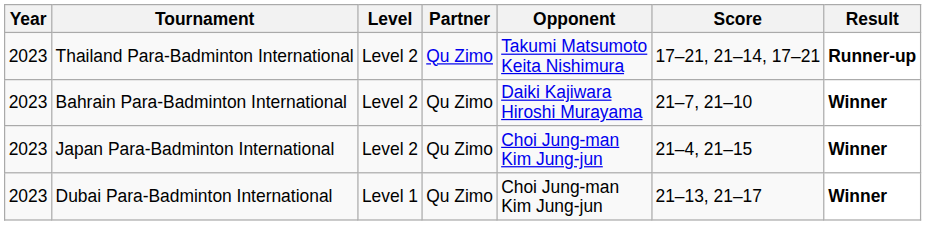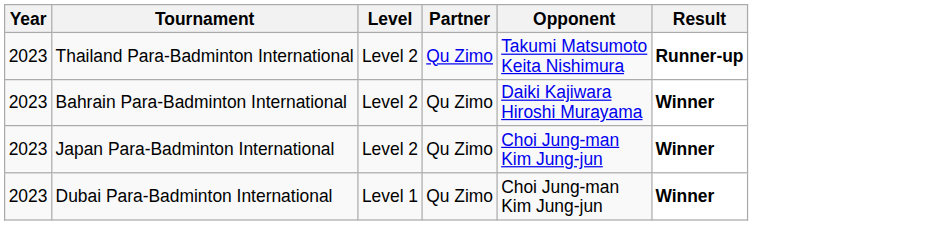- column: (738, 19)
